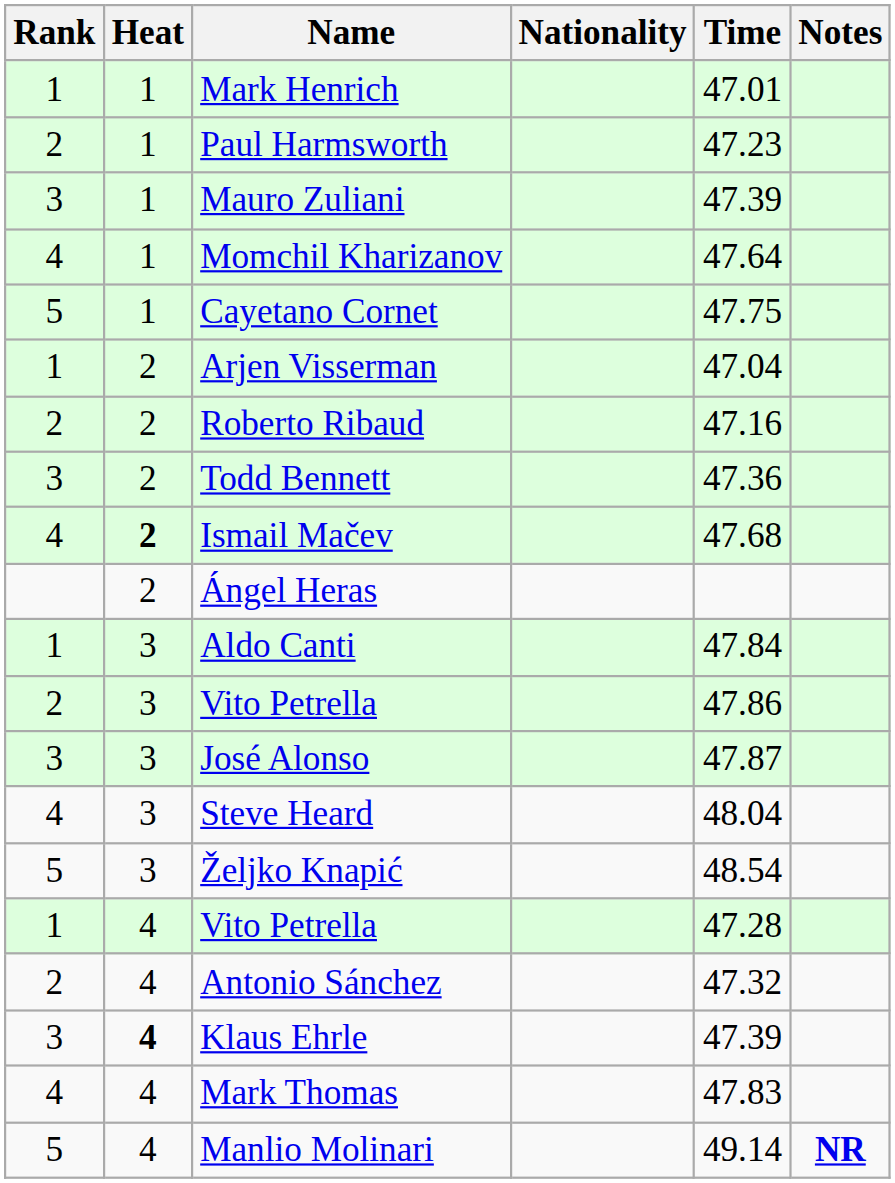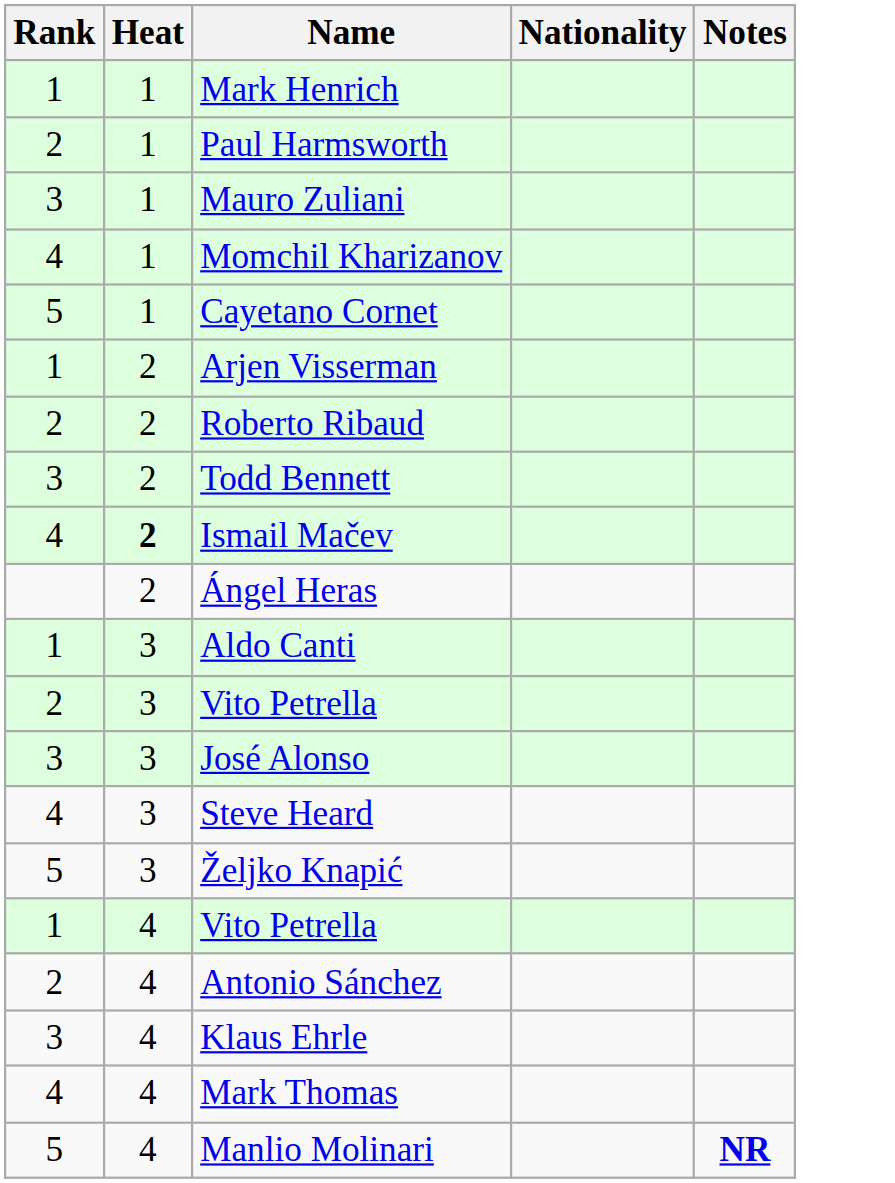- column: (742, 32)
(148, 1037) bold -> (148, 1037) normal
